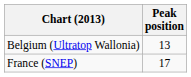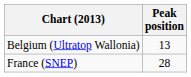(164, 63) 17 -> (164, 63) 28
